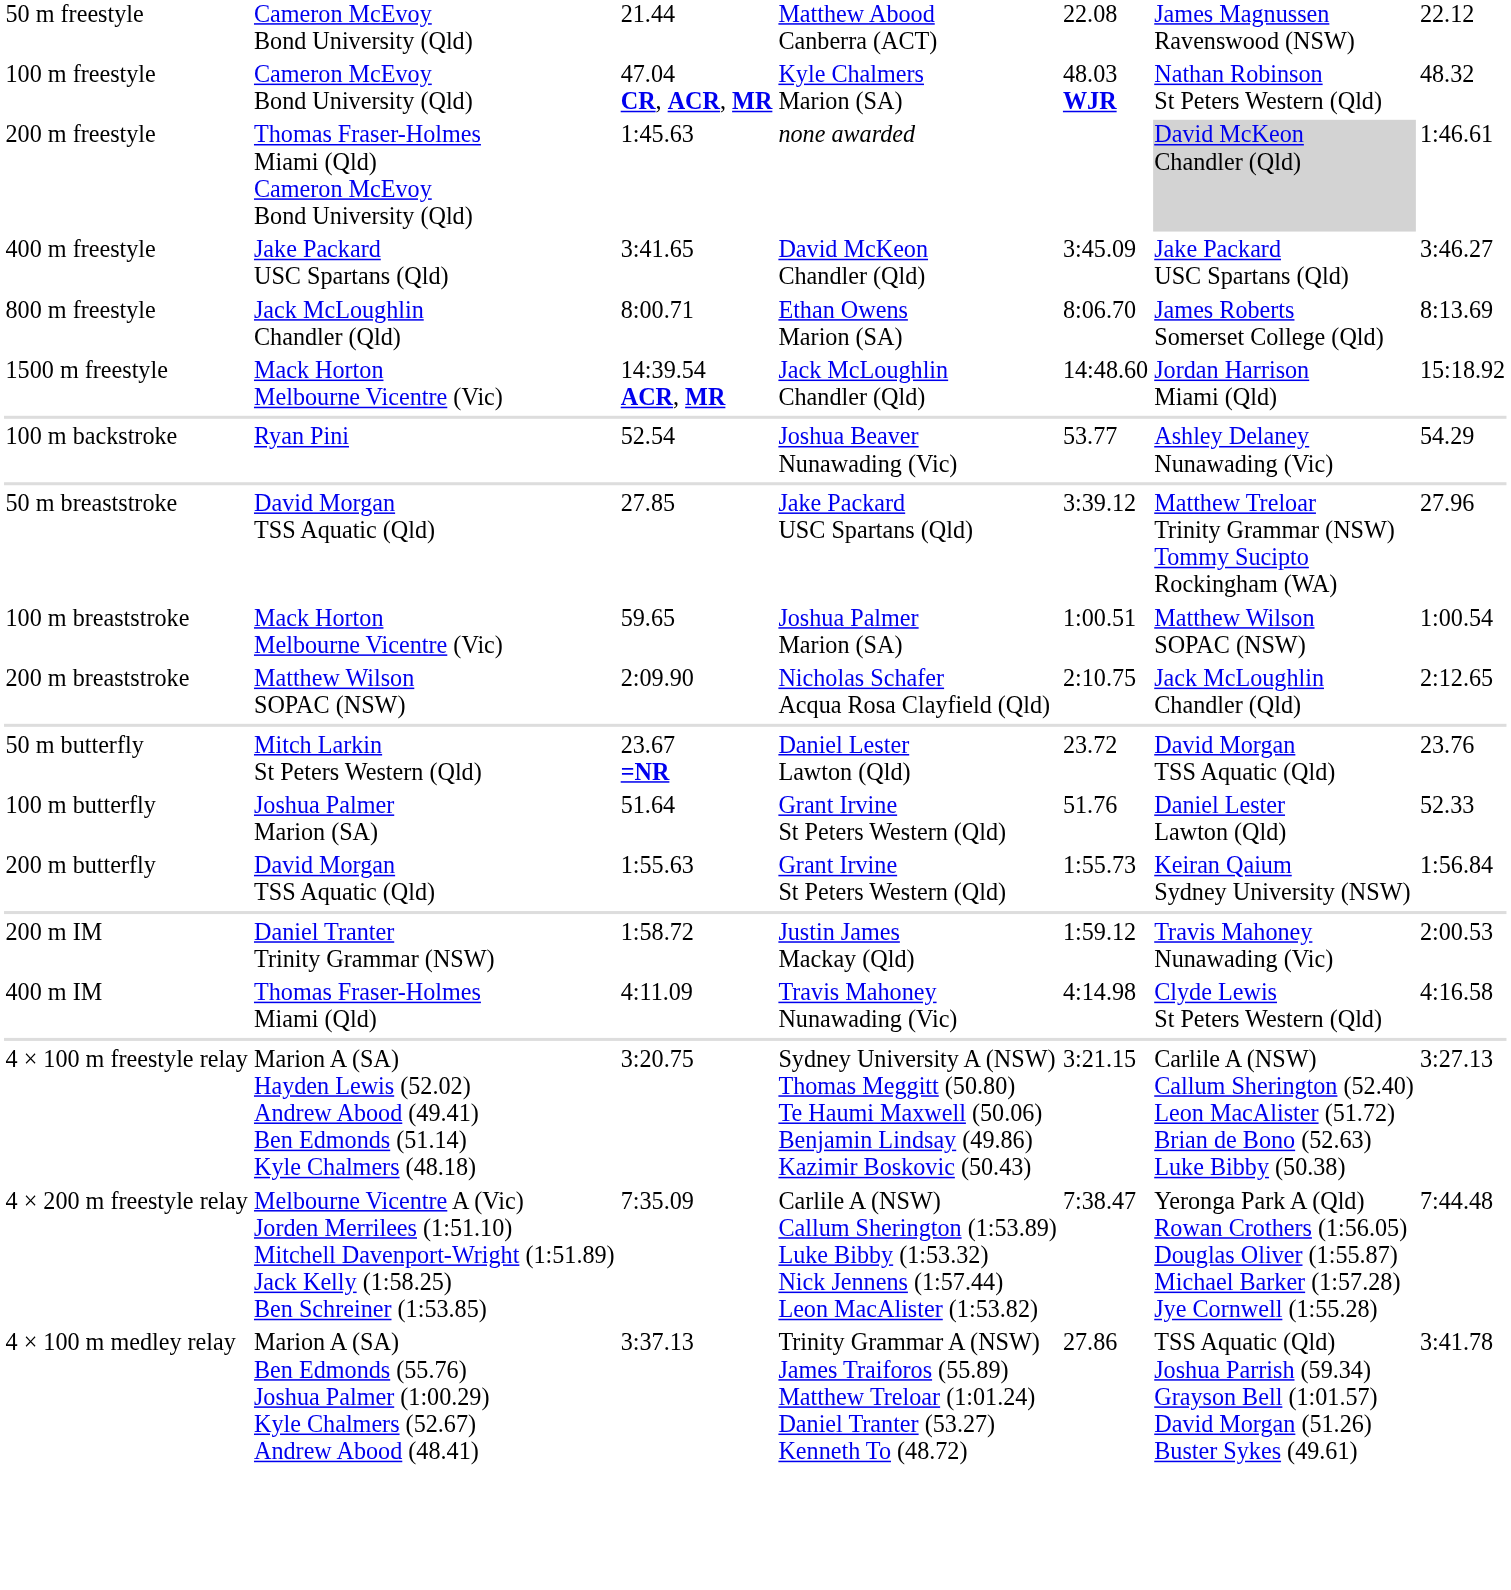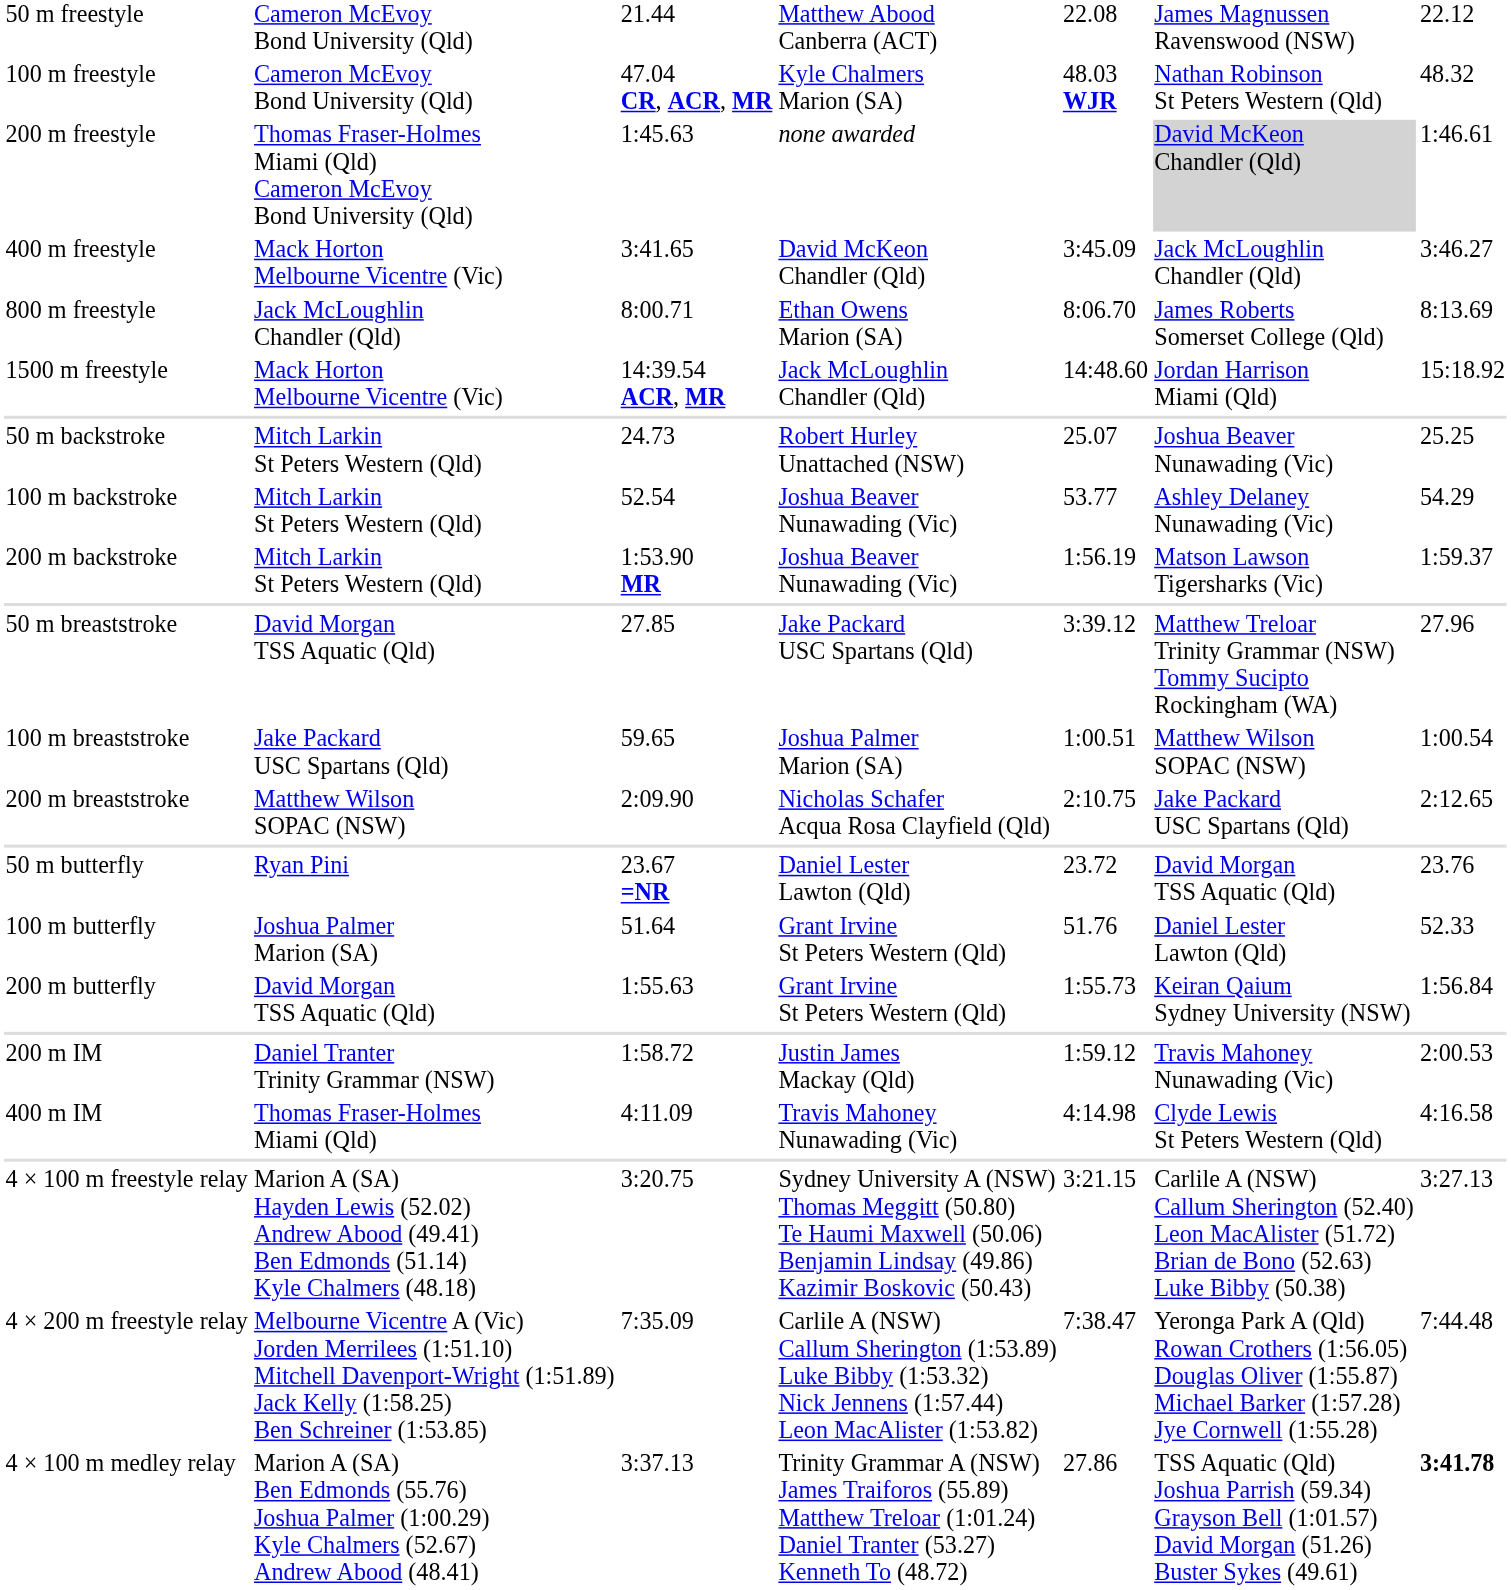(351, 263) Jake Packard USC Spartans (Qld) -> (378, 263) Mack Horton Melbourne Vicentre (Vic)
(1252, 263) Jake Packard USC Spartans (Qld) -> (1239, 263) Jack McLoughlin Chandler (Qld)
+ row: (85, 436)
(301, 436) Ryan Pini -> (368, 510) Mitch Larkin St Peters Western (Qld)
+ row: (91, 557)
(378, 631) Mack Horton Melbourne Vicentre (Vic) -> (351, 752) Jake Packard USC Spartans (Qld)
(1239, 691) Jack McLoughlin Chandler (Qld) -> (1252, 812) Jake Packard USC Spartans (Qld)
(368, 758) Mitch Larkin St Peters Western (Qld) -> (301, 865) Ryan Pini
(1457, 1342) normal -> (1457, 1463) bold
